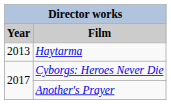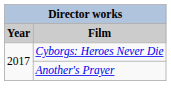- row: (59, 52)
